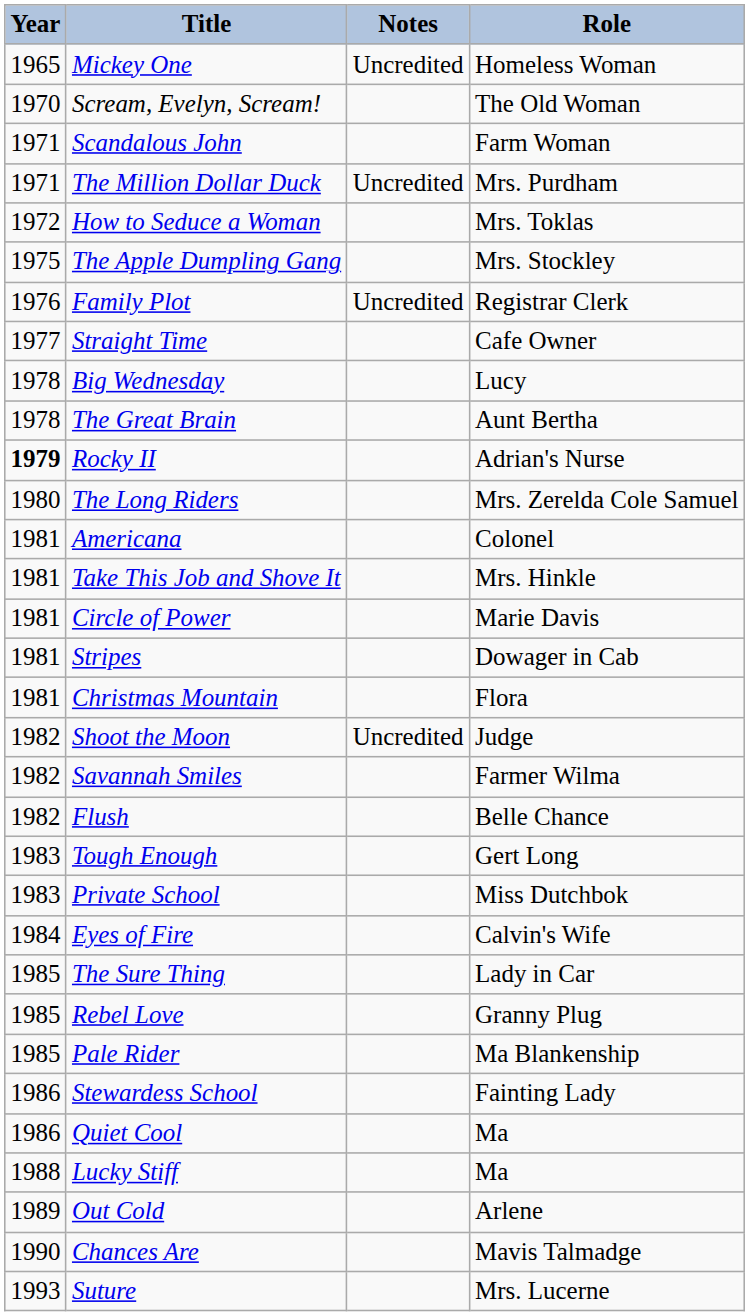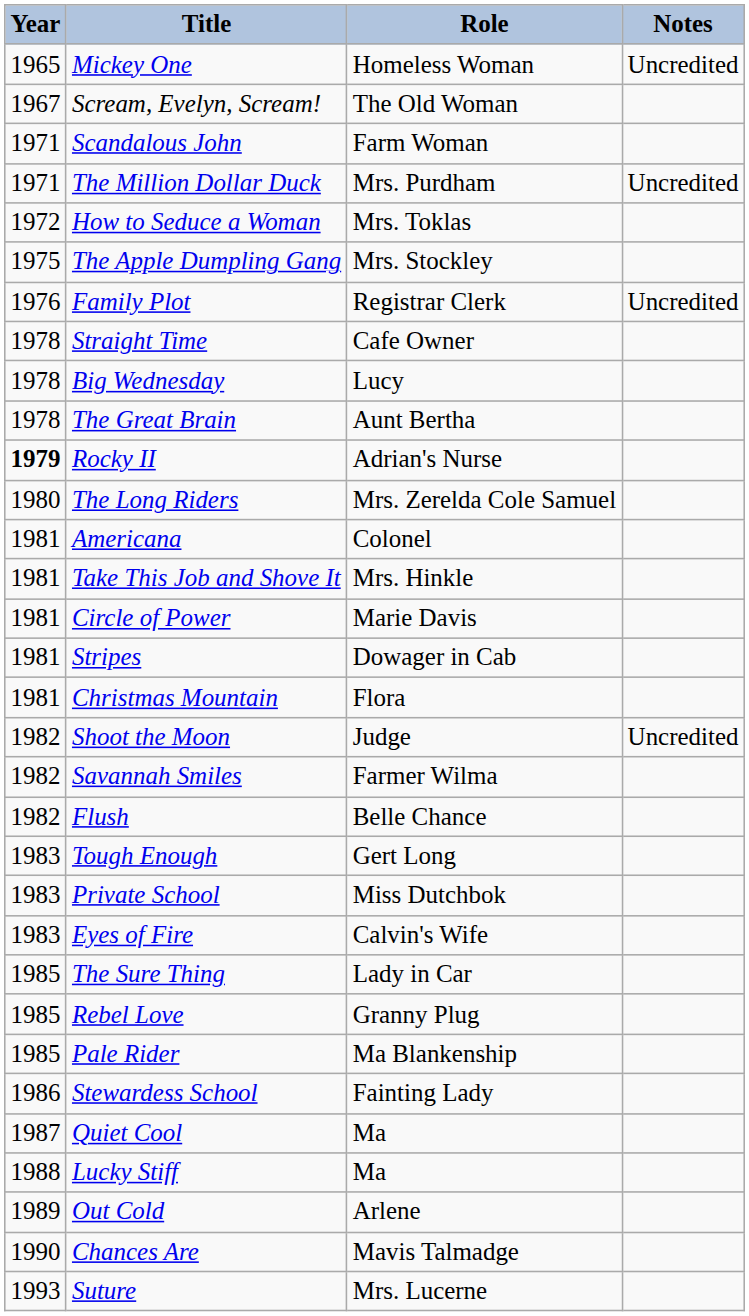columns swapped: (607, 24) <-> (408, 24)
(35, 103) 1970 -> (35, 103) 1967
(35, 340) 1977 -> (35, 340) 1978
(35, 934) 1984 -> (35, 934) 1983
(35, 1132) 1986 -> (35, 1132) 1987
